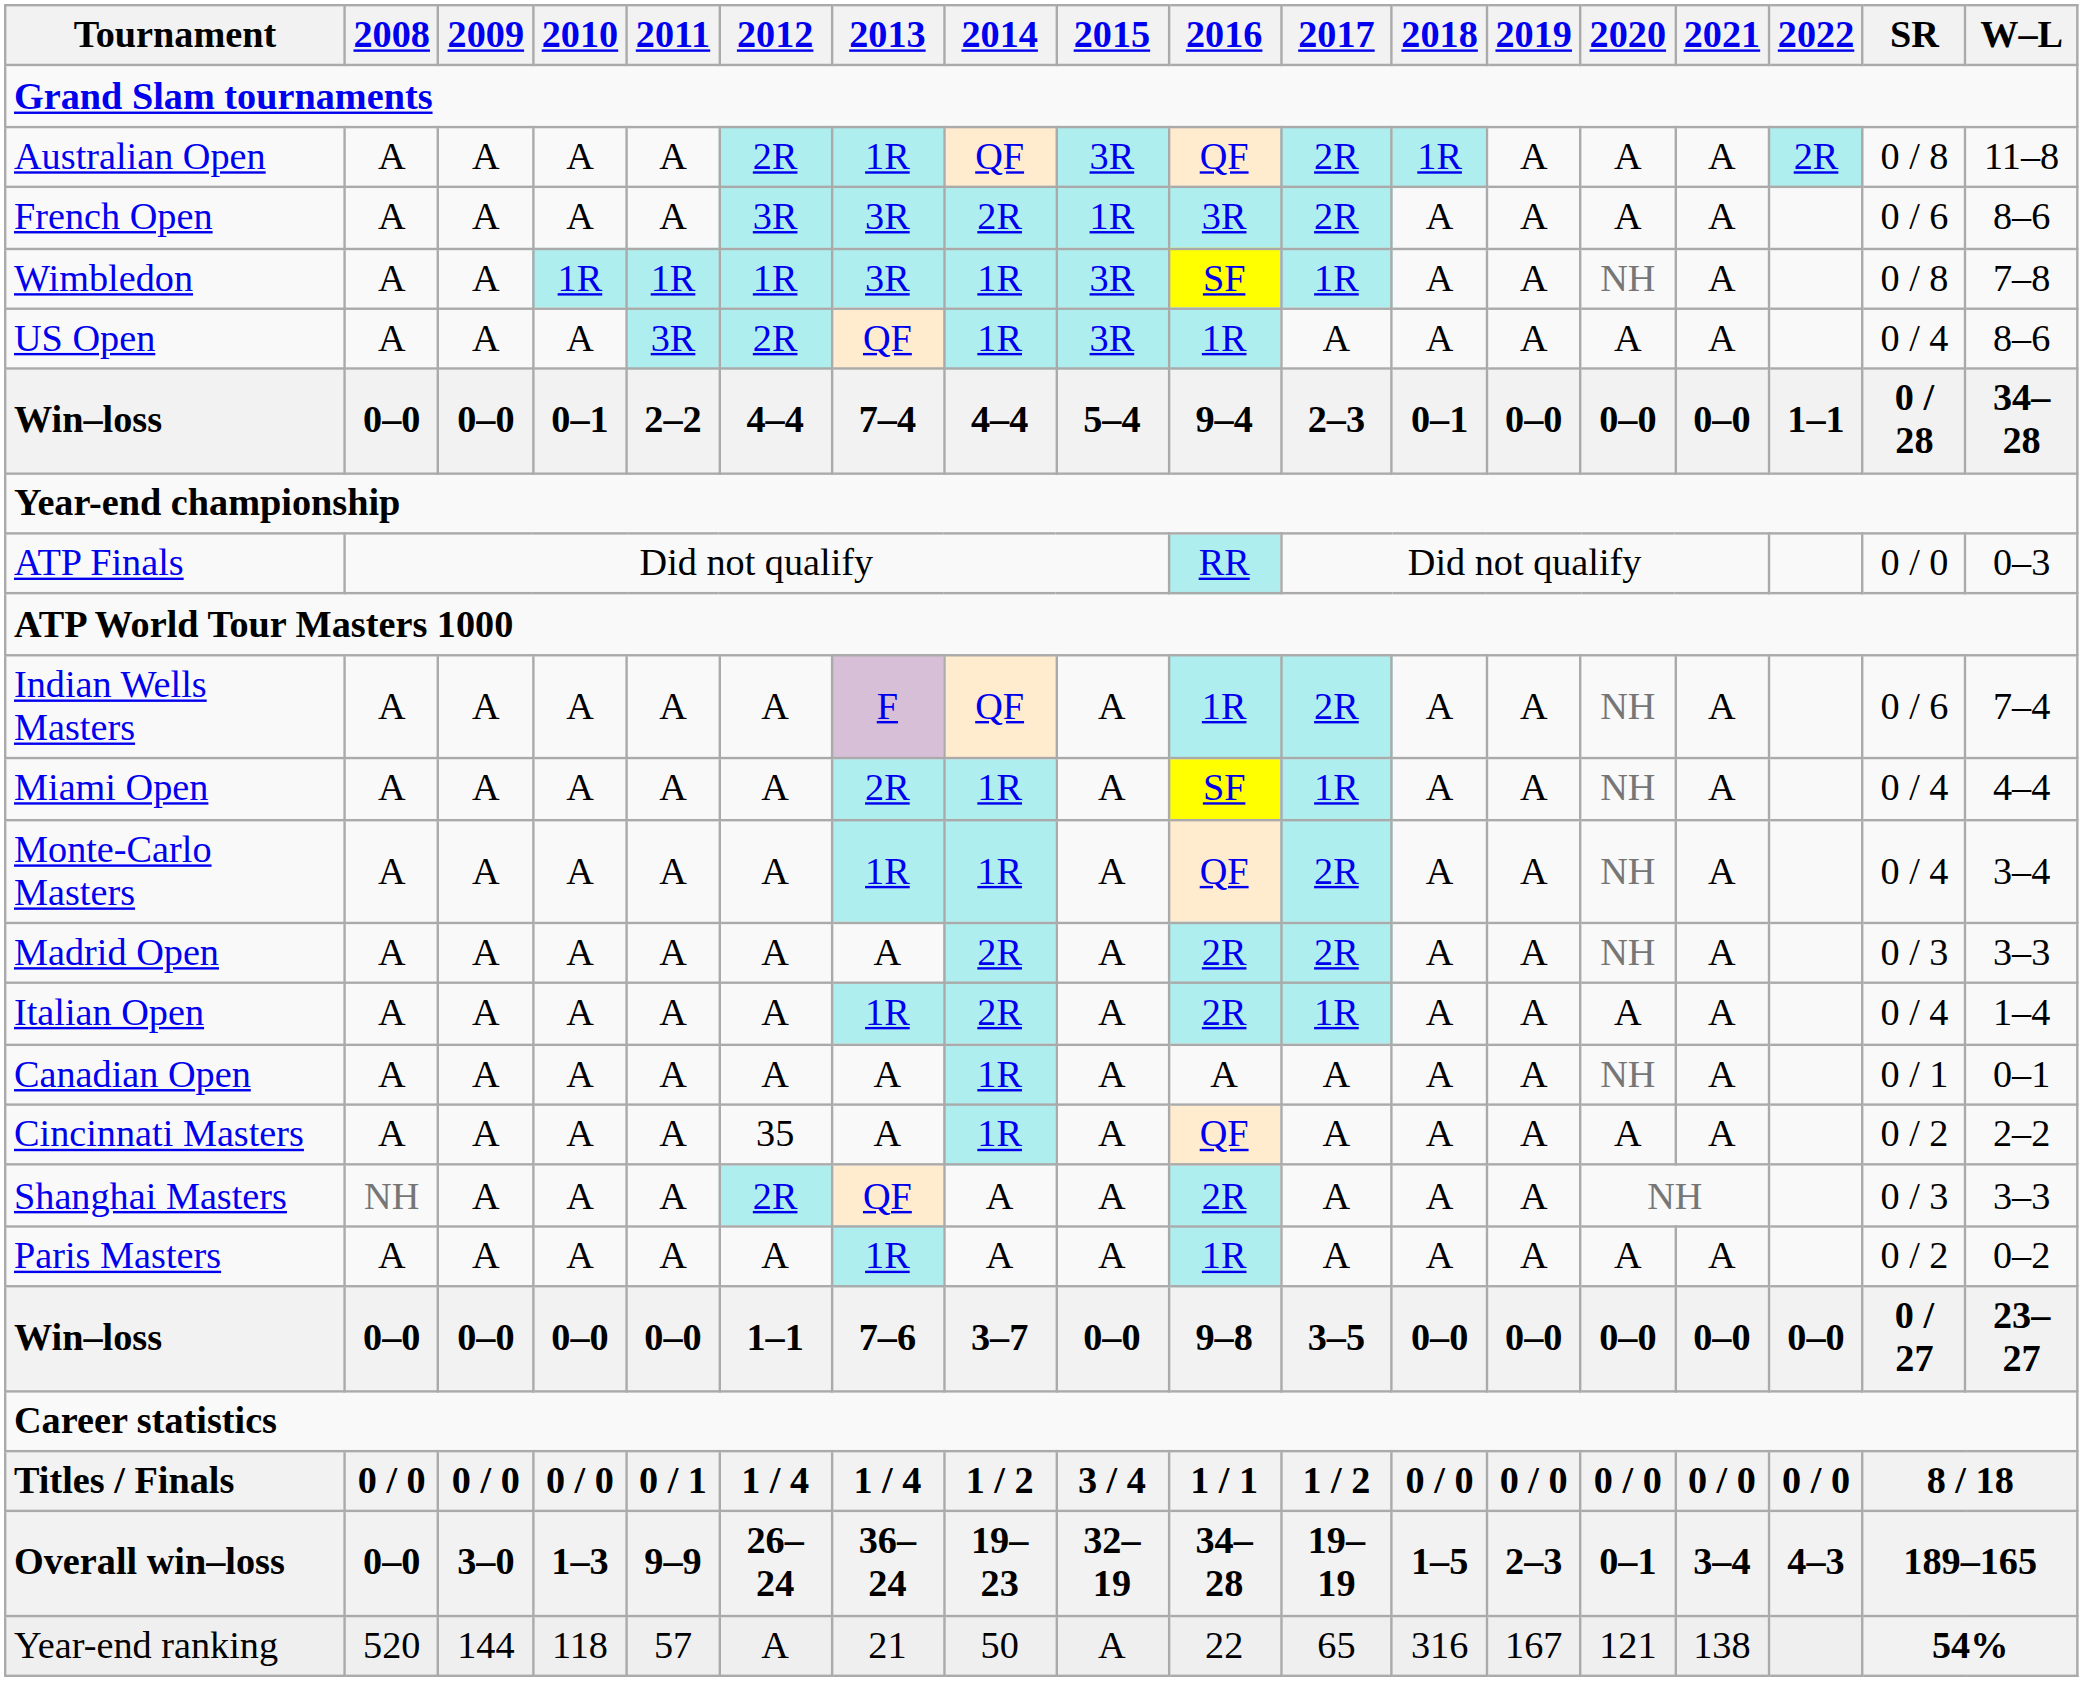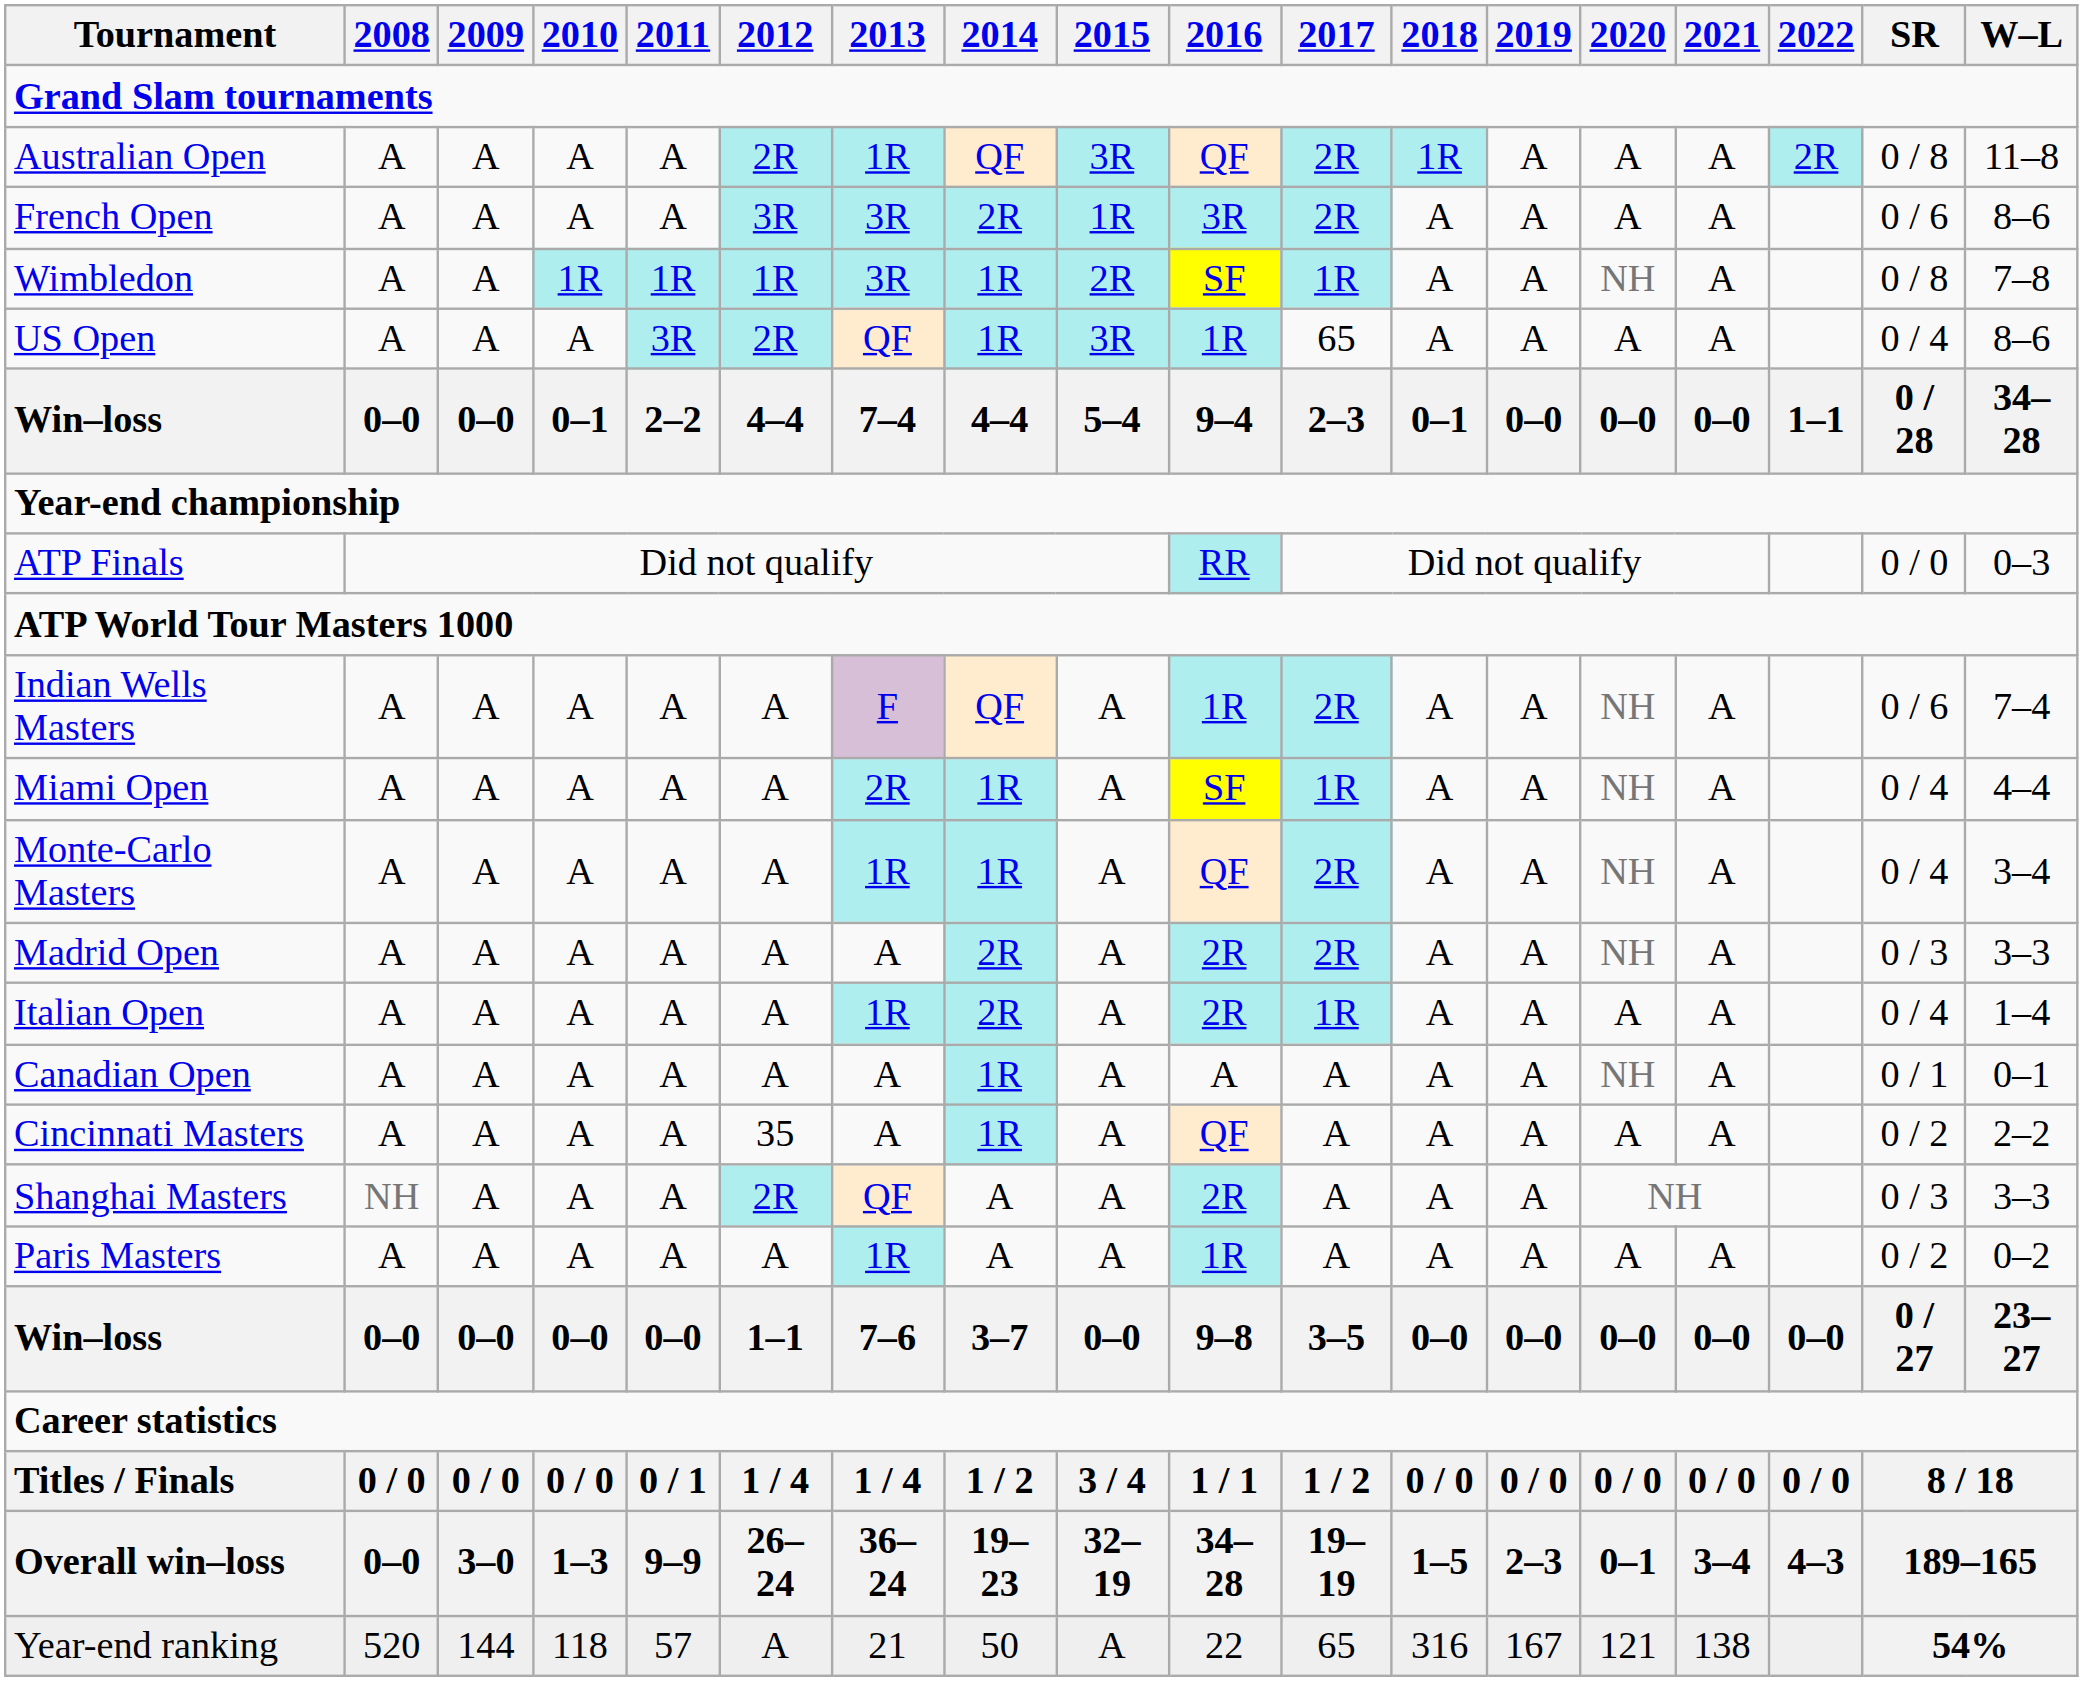(1112, 277) 3R -> (1112, 277) 2R
(1336, 338) A -> (1336, 338) 65
